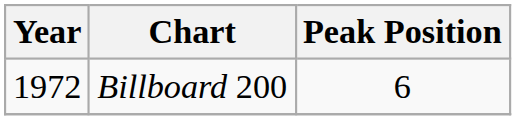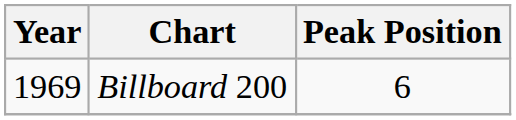(47, 85) 1972 -> (47, 85) 1969
